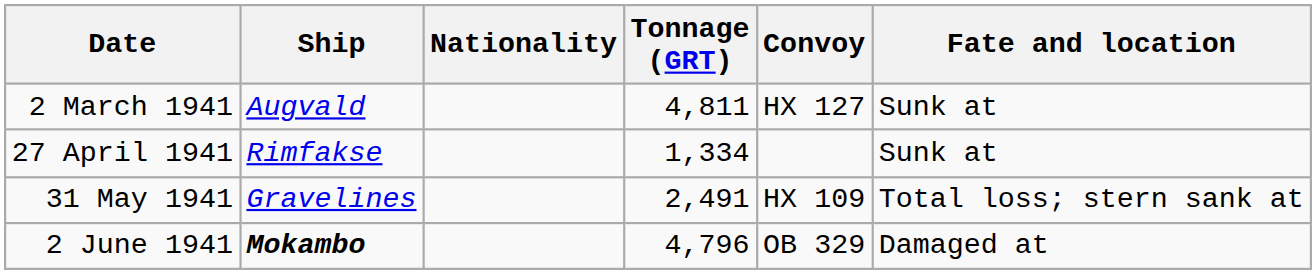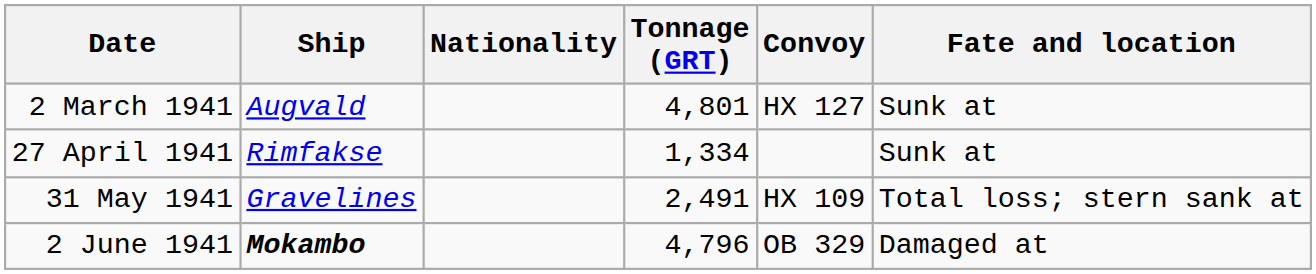(707, 107) 4,811 -> (707, 107) 4,801
